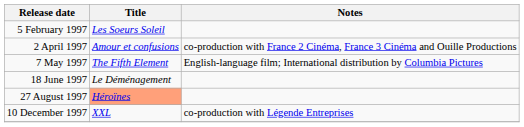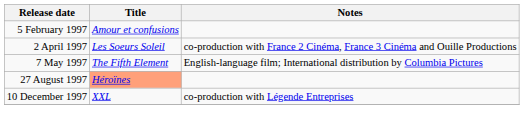(128, 29) Les Soeurs Soleil -> (135, 29) Amour et confusions
(135, 46) Amour et confusions -> (128, 46) Les Soeurs Soleil
- row: (59, 79)
